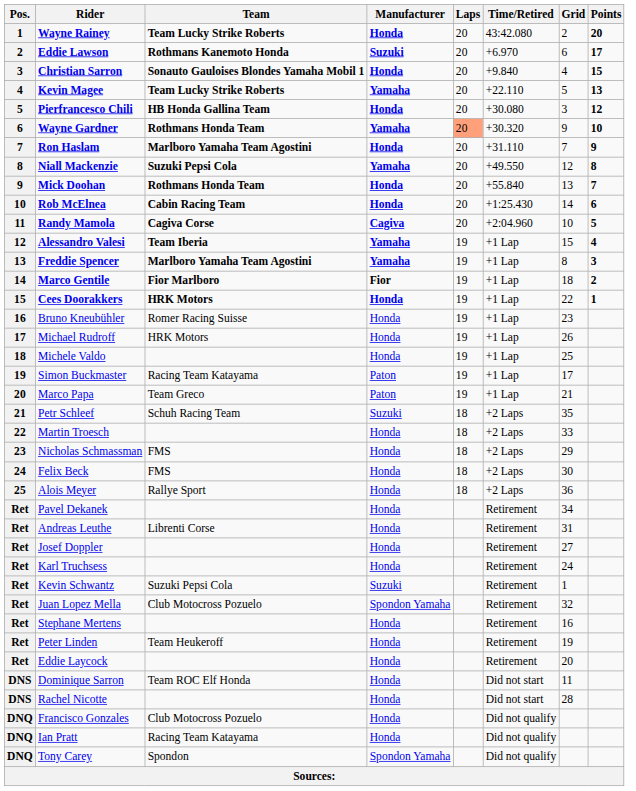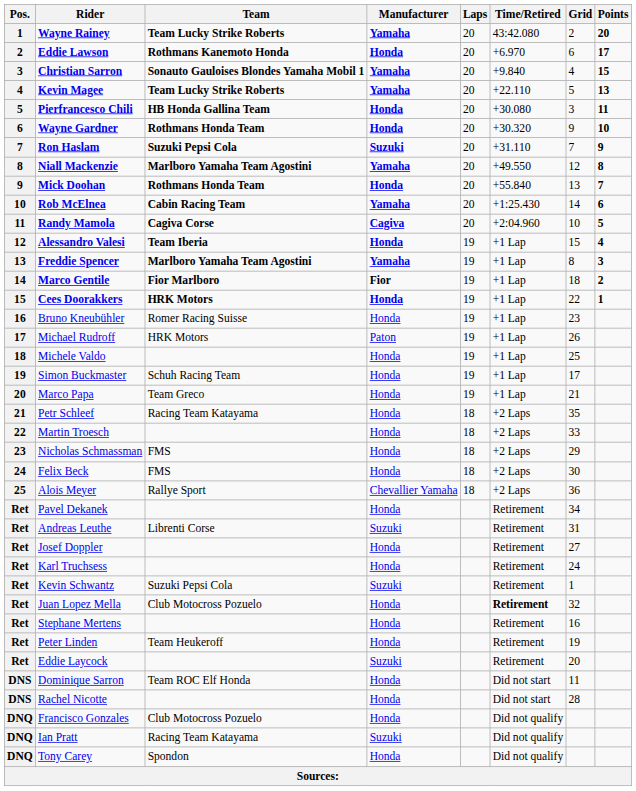(386, 33) Honda -> (390, 33) Yamaha
(387, 52) Suzuki -> (386, 52) Honda
(386, 71) Honda -> (390, 71) Yamaha
(596, 109) 12 -> (603, 109) 11
(390, 128) Yamaha -> (386, 128) Honda
(462, 128) lightsalmon background -> (469, 128) no background
(230, 147) Marlboro Yamaha Team Agostini -> (192, 147) Suzuki Pepsi Cola
(386, 147) Honda -> (387, 147) Suzuki
(192, 166) Suzuki Pepsi Cola -> (230, 166) Marlboro Yamaha Team Agostini
(386, 204) Honda -> (390, 204) Yamaha
(390, 242) Yamaha -> (386, 242) Honda
(385, 338) Honda -> (383, 338) Paton
(203, 376) Racing Team Katayama -> (194, 376) Schuh Racing Team
(383, 376) Paton -> (385, 376) Honda
(383, 395) Paton -> (385, 395) Honda
(194, 414) Schuh Racing Team -> (203, 414) Racing Team Katayama
(386, 414) Suzuki -> (385, 414) Honda
(385, 490) Honda -> (414, 490) Chevallier Yamaha
(385, 528) Honda -> (386, 528) Suzuki
(410, 604) Spondon Yamaha -> (385, 604) Honda
(511, 604) normal -> (520, 604) bold
(385, 661) Honda -> (386, 661) Suzuki
(385, 738) Honda -> (386, 738) Suzuki
(410, 757) Spondon Yamaha -> (385, 757) Honda
